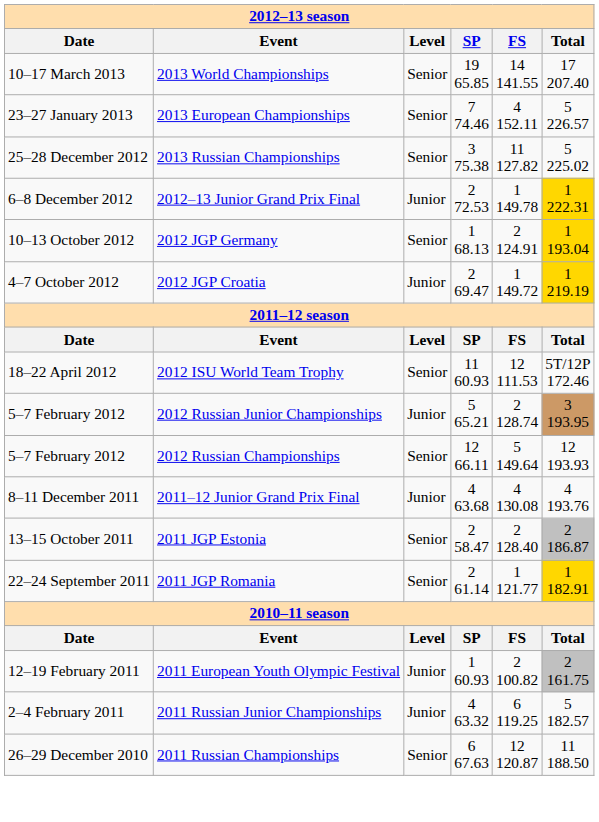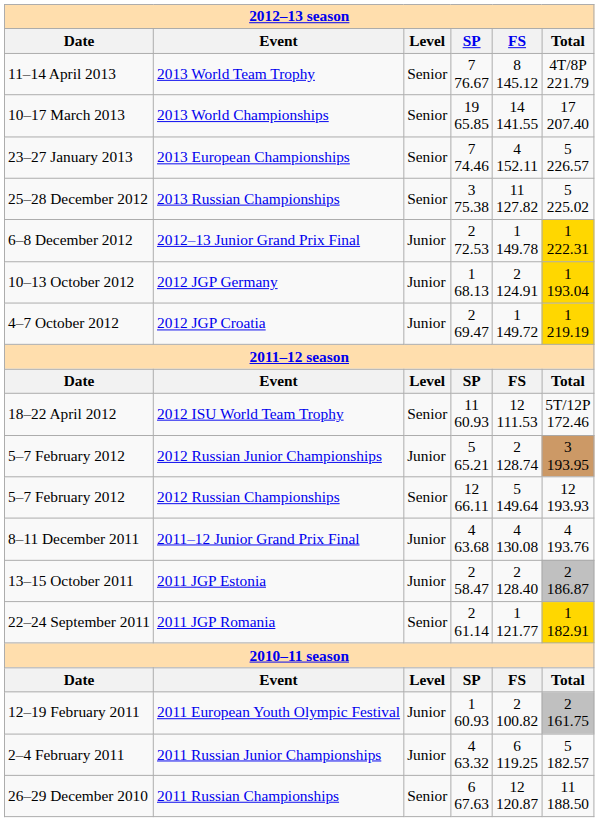+ row: (236, 74)
(427, 240) Senior -> (426, 282) Junior
(427, 539) Senior -> (426, 580) Junior
